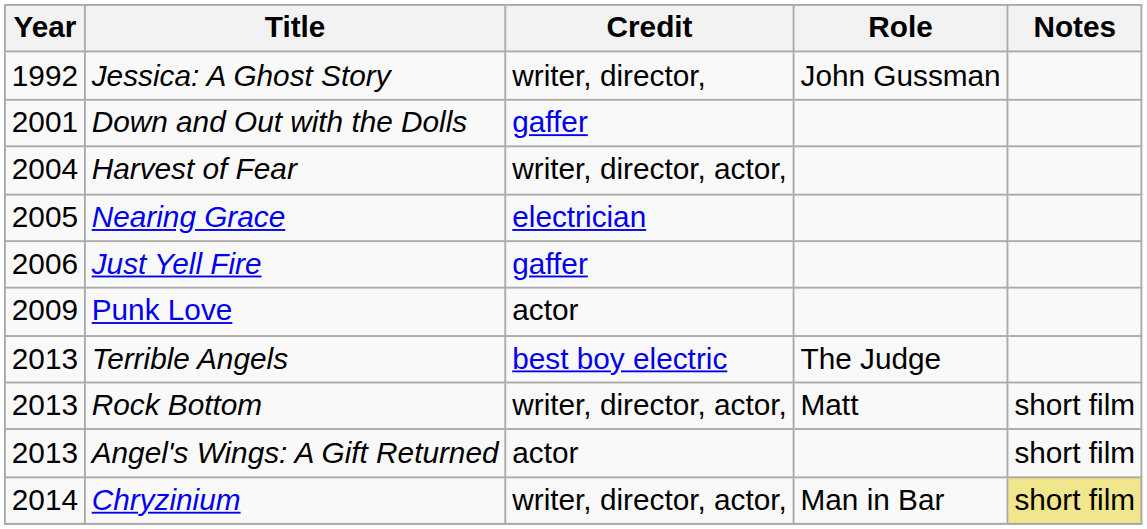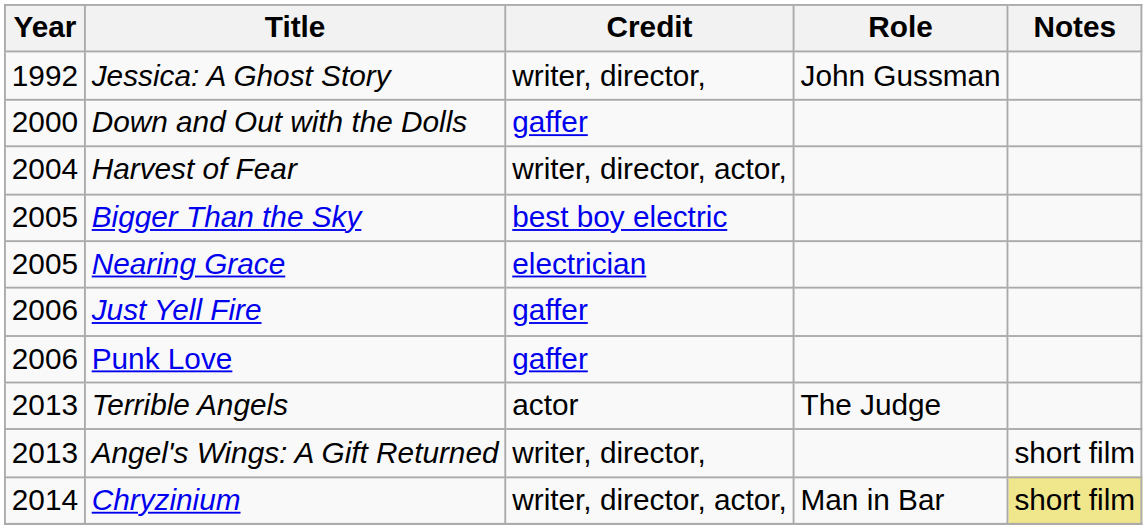(45, 122) 2001 -> (45, 122) 2000
+ row: (227, 216)
(45, 311) 2009 -> (45, 358) 2006
(545, 311) actor -> (550, 358) gaffer
(620, 358) best boy electric -> (545, 405) actor
- row: (177, 405)
(545, 452) actor -> (609, 452) writer, director,
